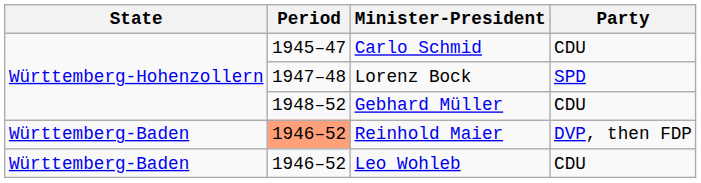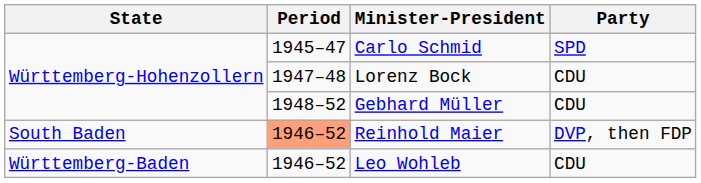(570, 48) CDU -> (570, 48) SPD
(570, 77) SPD -> (570, 77) CDU
(99, 134) Württemberg-Baden -> (67, 134) South Baden
